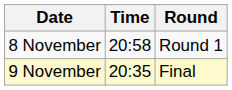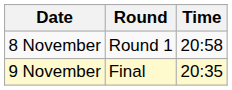columns swapped: (130, 17) <-> (191, 17)
